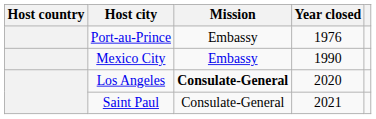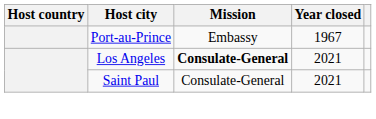(328, 37) 1976 -> (328, 37) 1967
- row: (131, 59)
(328, 80) 2020 -> (328, 59) 2021
